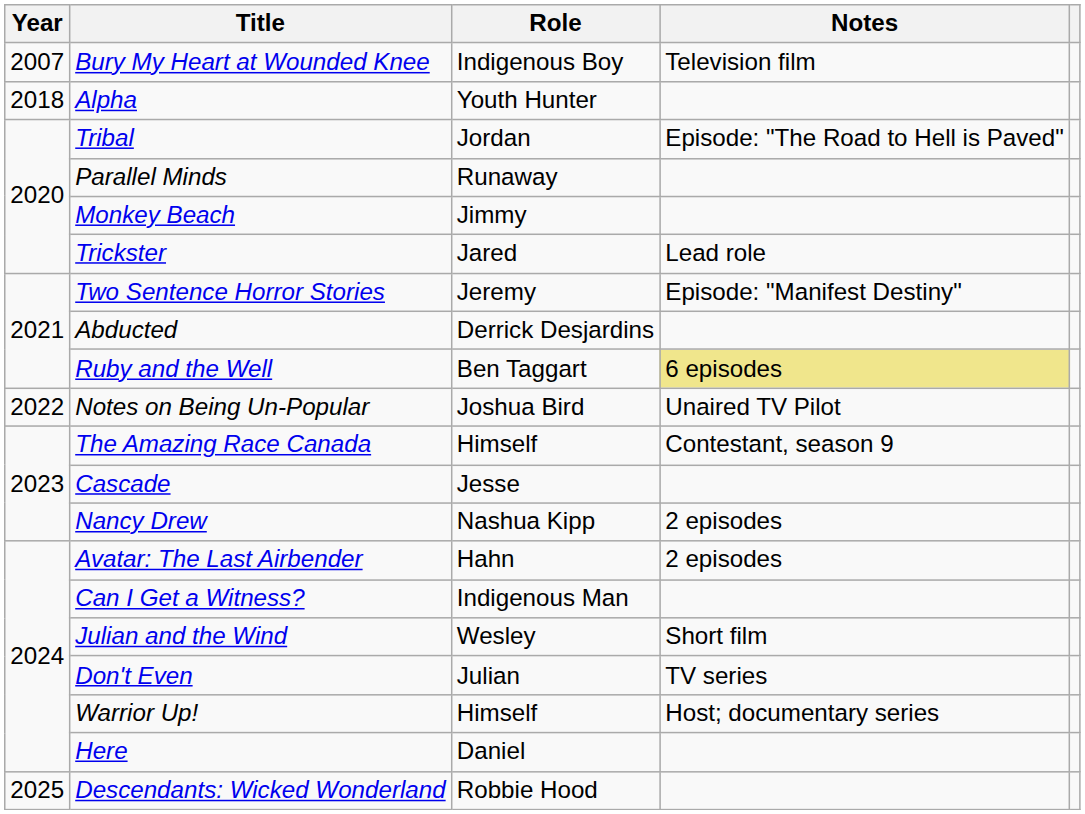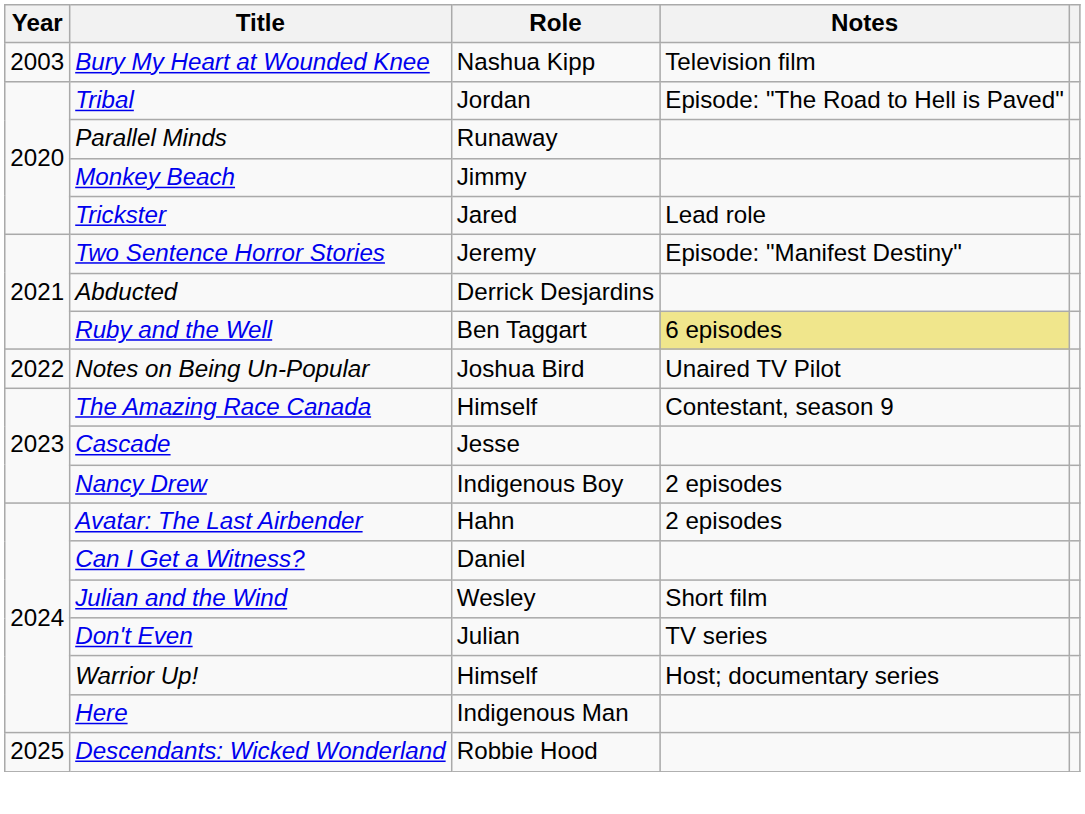(37, 61) 2007 -> (37, 61) 2003
(540, 61) Indigenous Boy -> (526, 61) Nashua Kipp
- row: (106, 100)
(526, 521) Nashua Kipp -> (540, 483) Indigenous Boy
(543, 598) Indigenous Man -> (491, 560) Daniel
(491, 751) Daniel -> (543, 713) Indigenous Man
